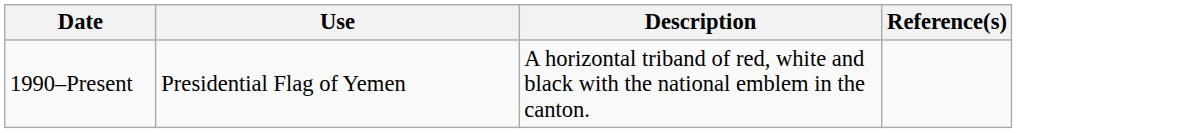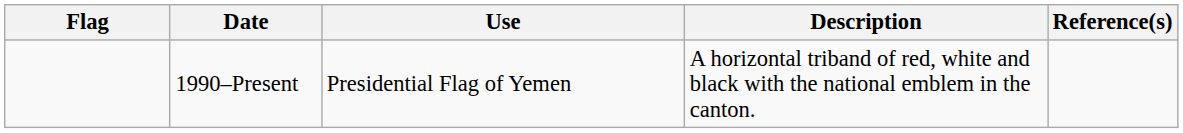+ column: (87, 22)
